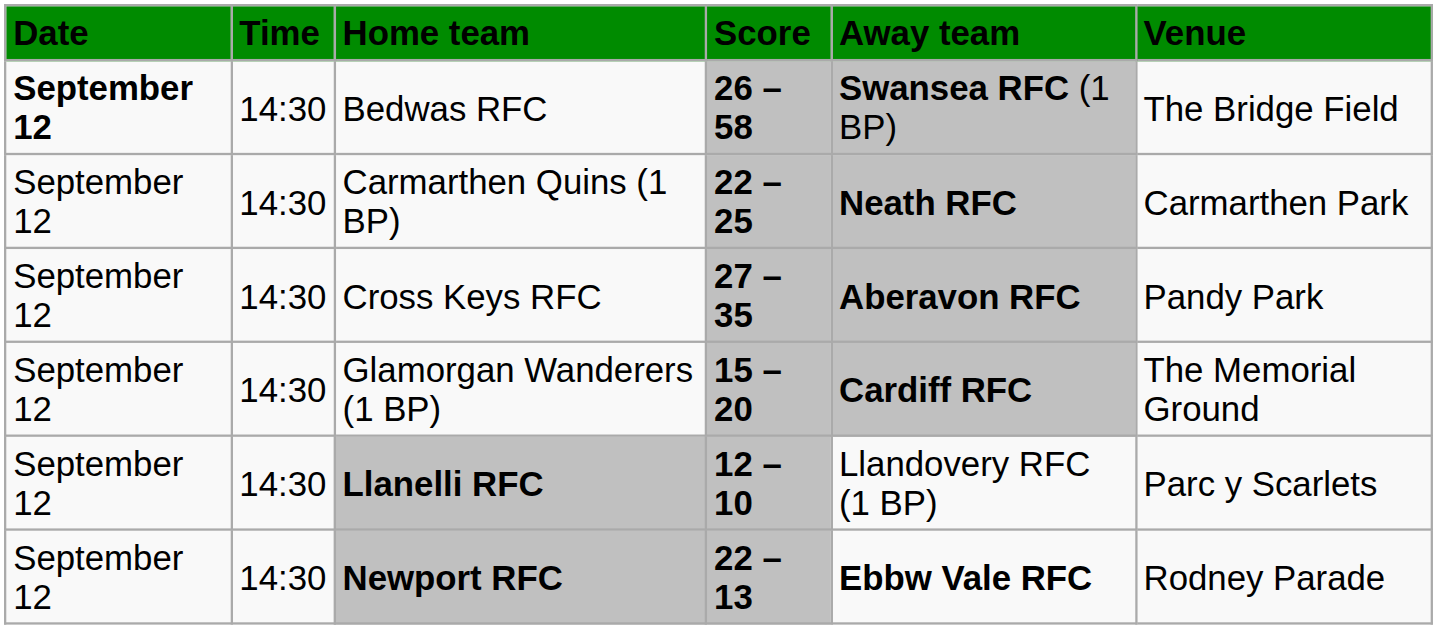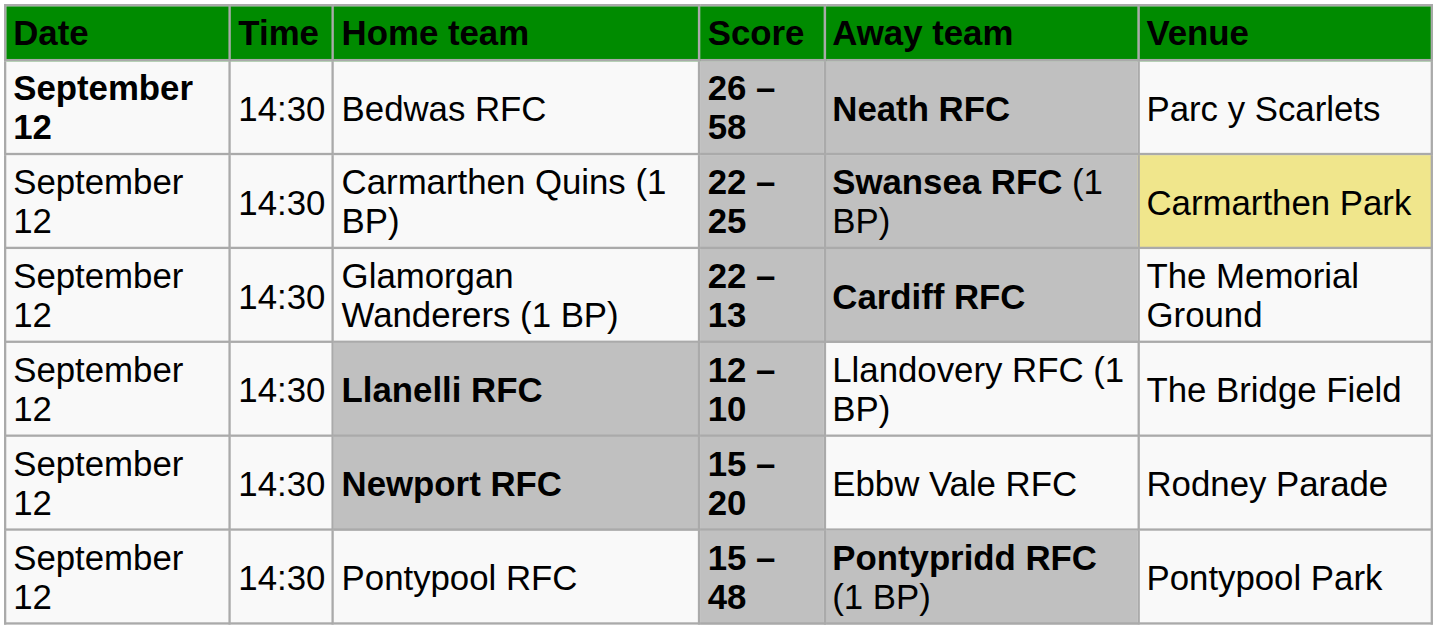(974, 107) Swansea RFC (1 BP) -> (921, 107) Neath RFC
(1271, 107) The Bridge Field -> (1263, 107) Parc y Scarlets
(928, 201) Neath RFC -> (968, 201) Swansea RFC (1 BP)
(1276, 201) no background -> (1279, 201) khaki background
- row: (472, 295)
(748, 389) 15 – 20 -> (742, 295) 22 – 13
(1260, 483) Parc y Scarlets -> (1274, 389) The Bridge Field
(748, 577) 22 – 13 -> (742, 483) 15 – 20
(966, 577) bold -> (955, 483) normal
+ row: (460, 577)
